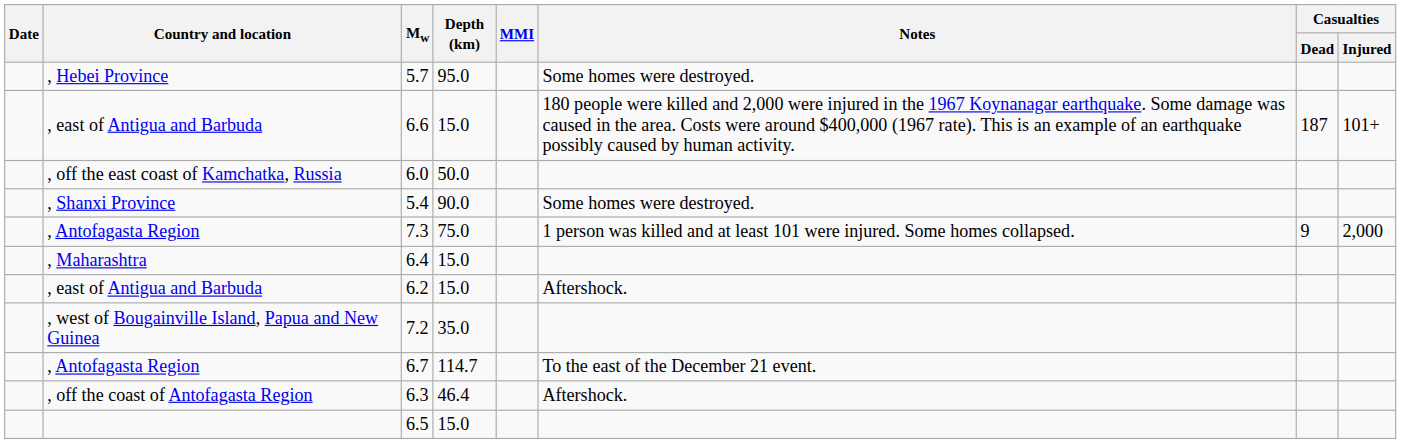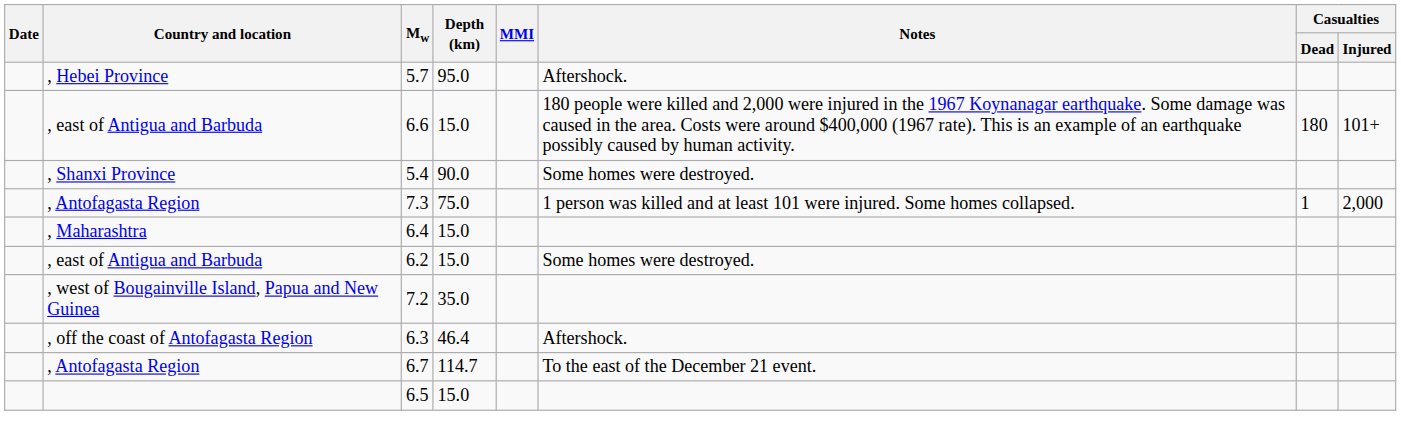(648, 76) Some homes were destroyed. -> (585, 76) Aftershock.
(1314, 125) 187 -> (1314, 125) 180
- row: (417, 174)
(1305, 231) 9 -> (1305, 202) 1
(585, 288) Aftershock. -> (648, 260) Some homes were destroyed.
rows swapped: (417, 395) <-> (417, 366)
